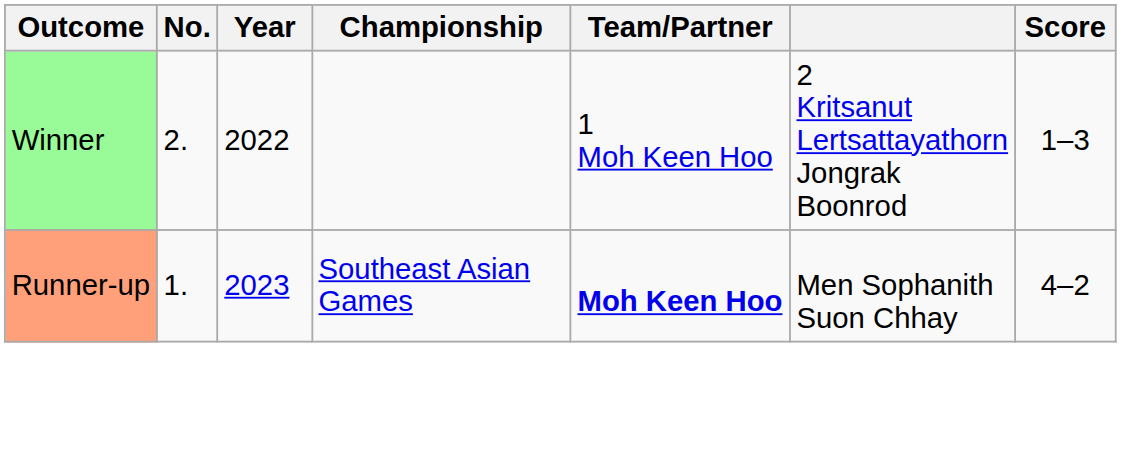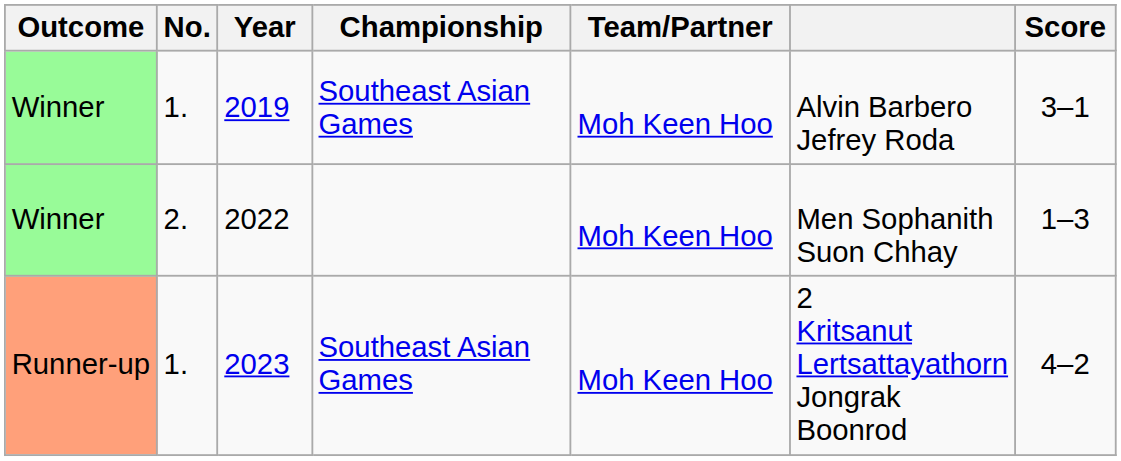+ row: (257, 107)
(675, 140) 1 Moh Keen Hoo -> (675, 235) Moh Keen Hoo
(902, 140) 2 Kritsanut Lertsattayathorn Jongrak Boonrod -> (895, 235) Men Sophanith Suon Chhay
(680, 301) bold -> (675, 381) normal
(895, 301) Men Sophanith Suon Chhay -> (902, 364) 2 Kritsanut Lertsattayathorn Jongrak Boonrod
